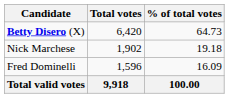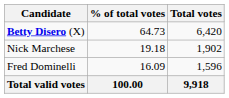columns swapped: (116, 13) <-> (184, 13)
